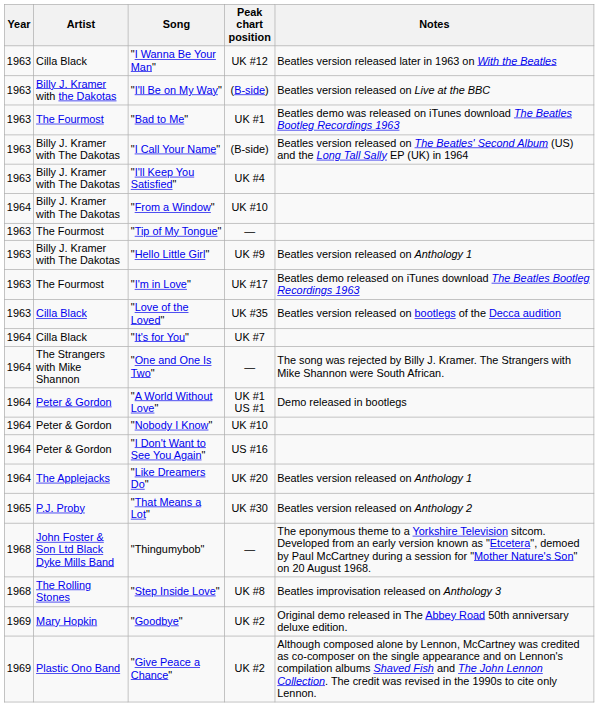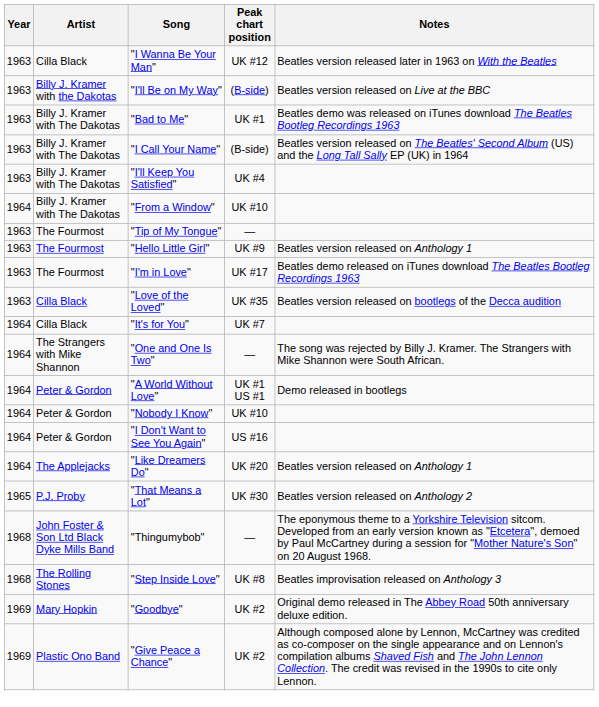(70, 119) The Fourmost -> (78, 119) Billy J. Kramer with The Dakotas
(78, 255) Billy J. Kramer with The Dakotas -> (70, 249) The Fourmost
